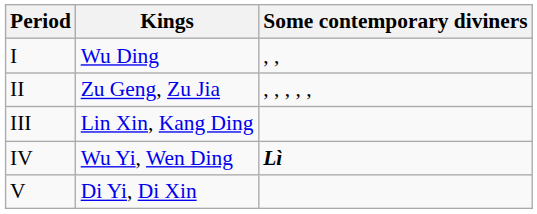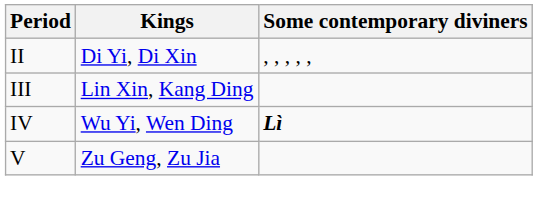- row: (14, 55)
(150, 89) Zu Geng, Zu Jia -> (139, 55) Di Yi, Di Xin
(139, 191) Di Yi, Di Xin -> (150, 157) Zu Geng, Zu Jia
